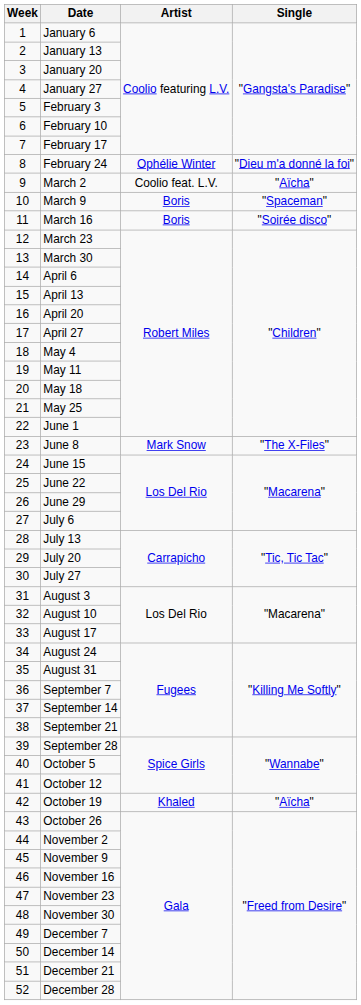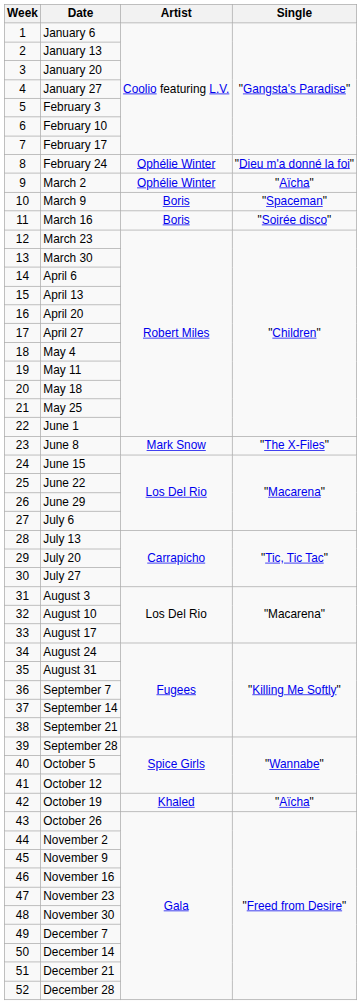(176, 182) Coolio feat. L.V. -> (176, 182) Ophélie Winter
